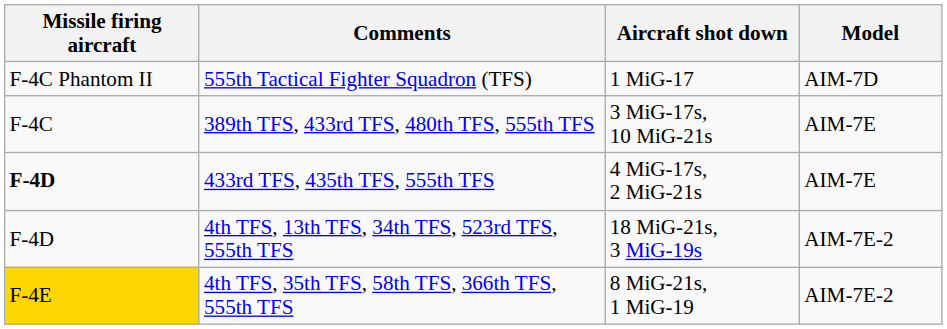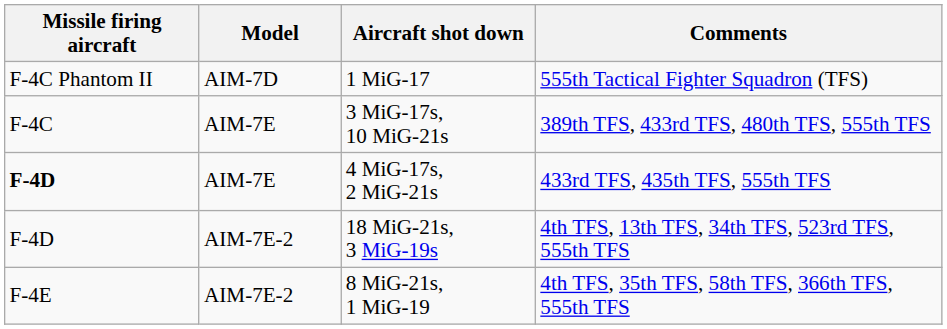columns swapped: (870, 33) <-> (402, 33)
(31, 295) gold background -> (31, 295) no background
